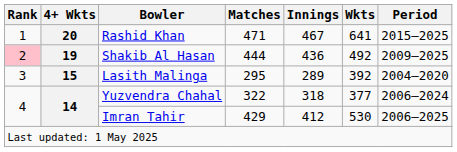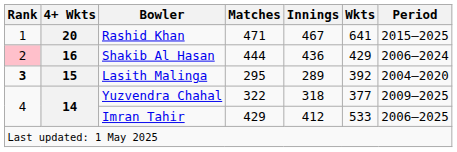(70, 55) 19 -> (70, 55) 16
(360, 55) 492 -> (360, 55) 429
(415, 55) 2009–2025 -> (415, 55) 2006–2024
(22, 76) normal -> (22, 76) bold
(415, 96) 2006–2024 -> (415, 96) 2009–2025
(360, 116) 530 -> (360, 116) 533
